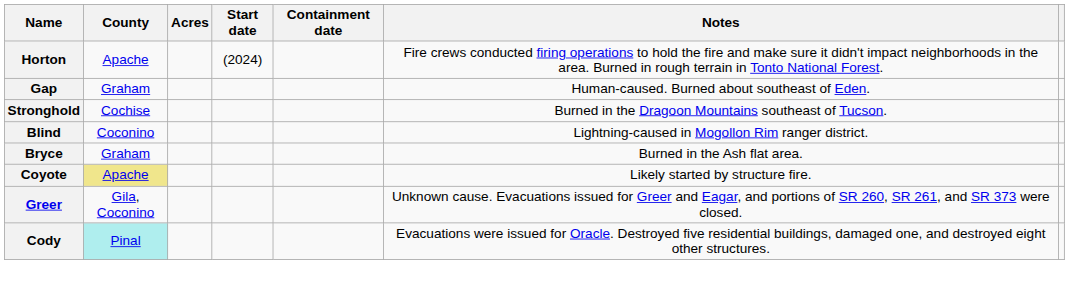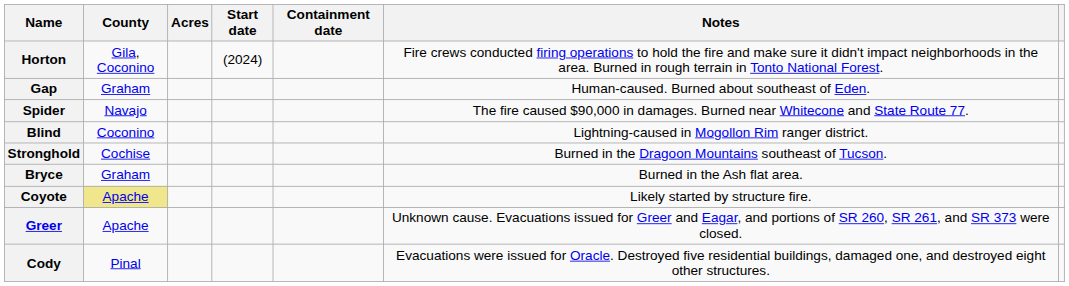(126, 59) Apache -> (126, 59) Gila, Coconino
+ row: (44, 110)
rows swapped: (44, 110) <-> (44, 132)
(126, 204) Gila, Coconino -> (126, 226) Apache
(126, 241) paleturquoise background -> (126, 262) no background
